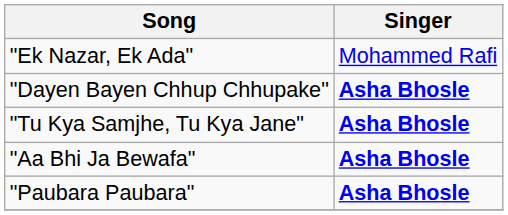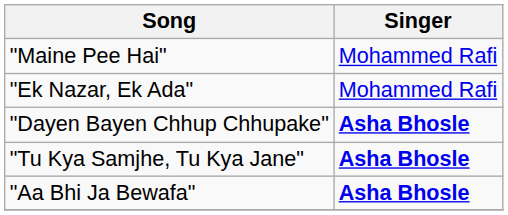+ row: (88, 55)
- row: (102, 192)
